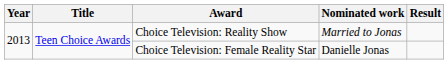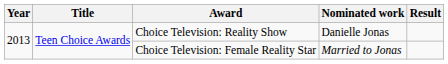(361, 31) Married to Jonas -> (355, 31) Danielle Jonas
(355, 50) Danielle Jonas -> (361, 50) Married to Jonas
